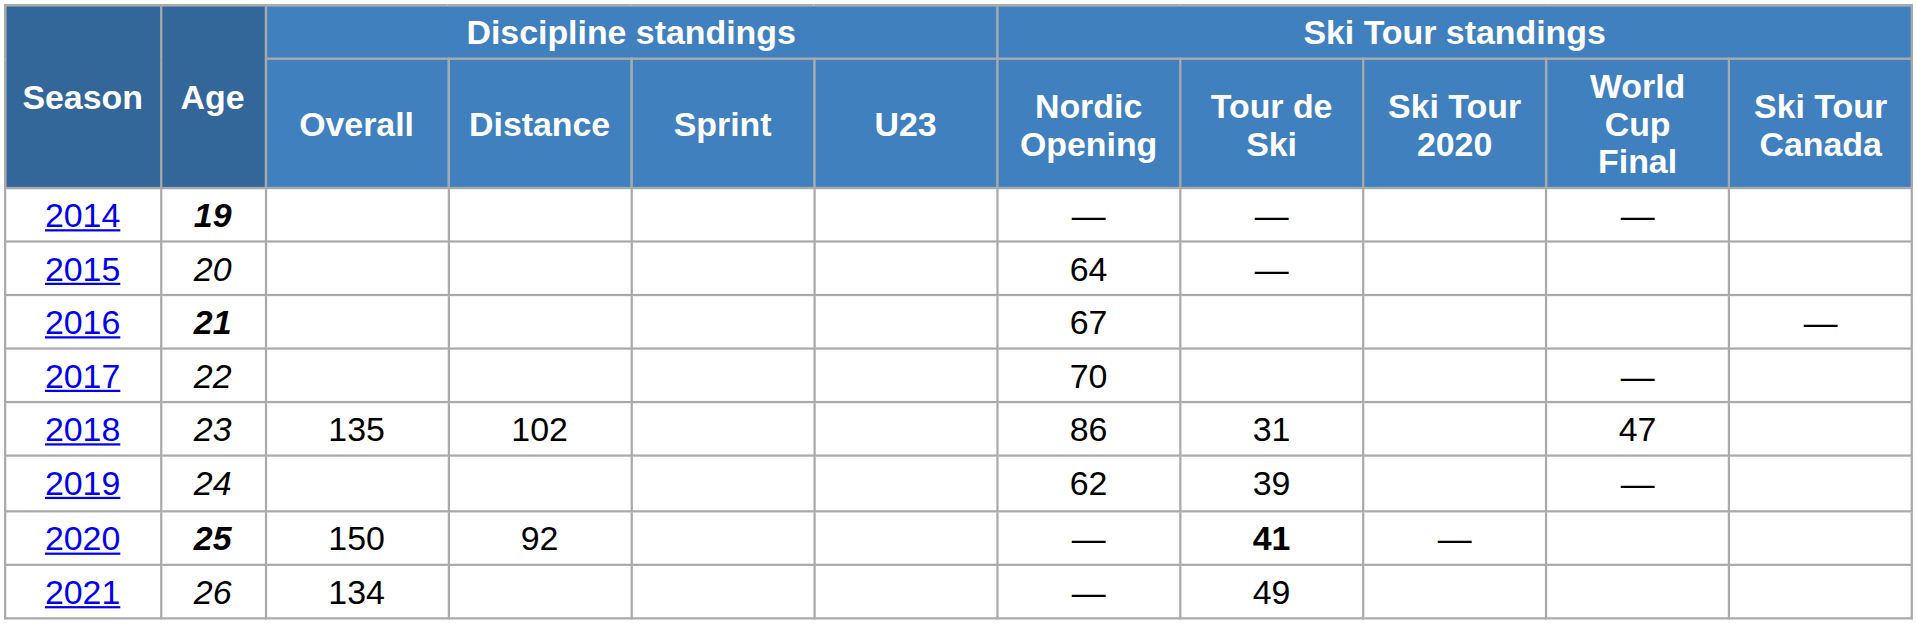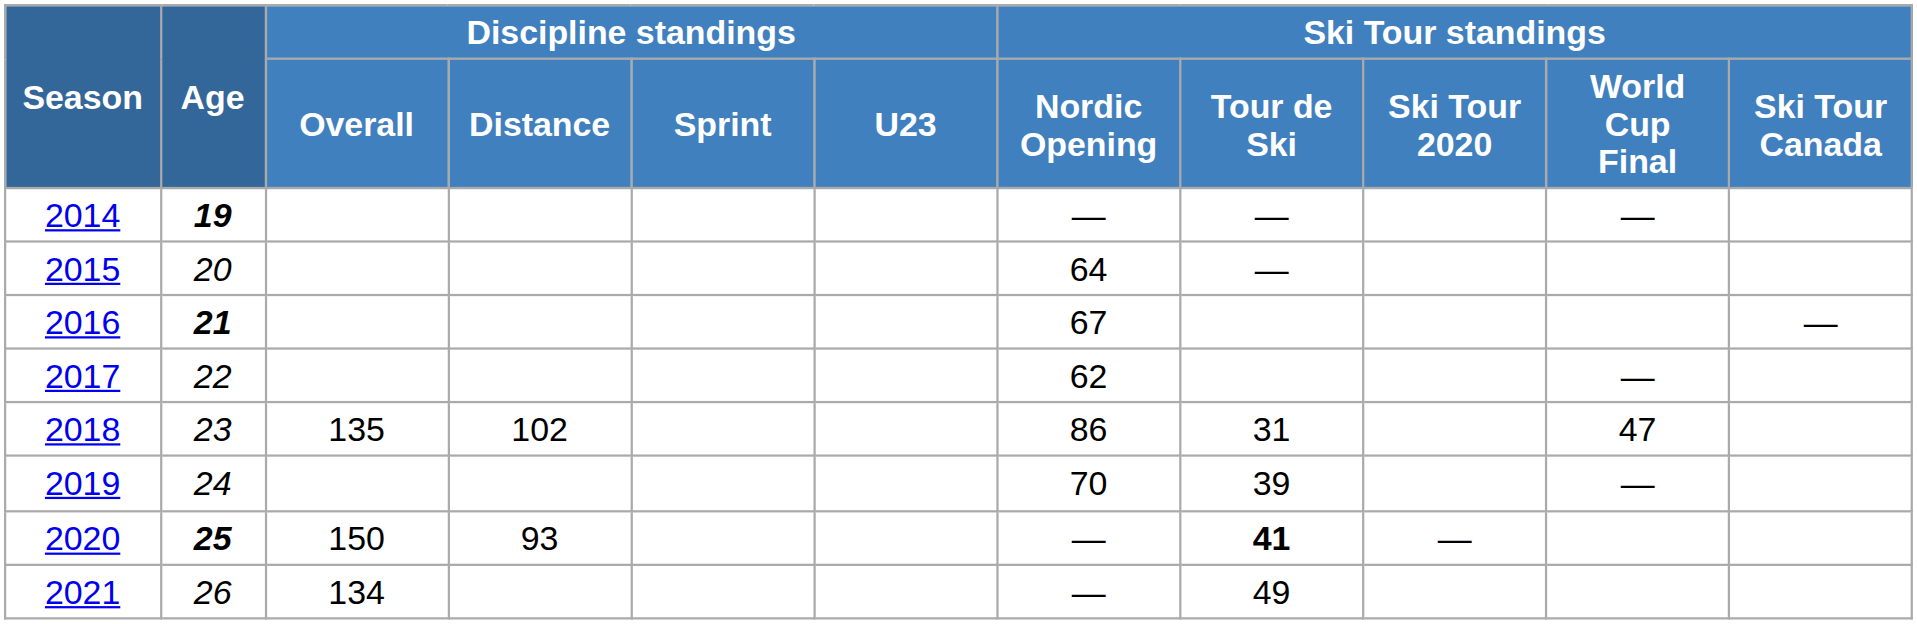(1089, 376) 70 -> (1089, 376) 62
(1089, 484) 62 -> (1089, 484) 70
(540, 537) 92 -> (540, 537) 93
